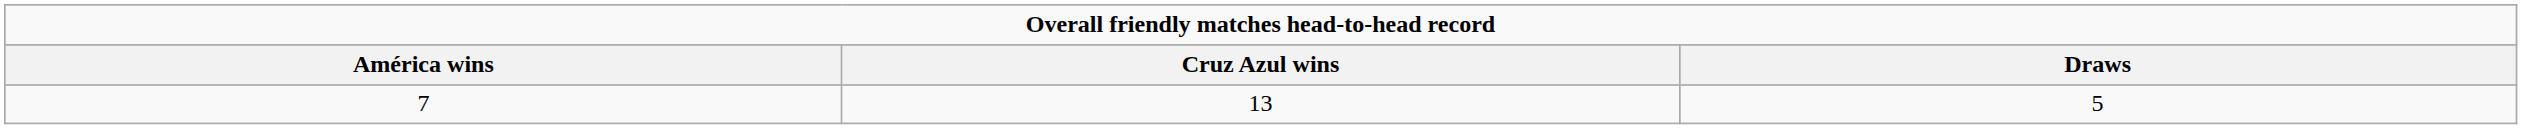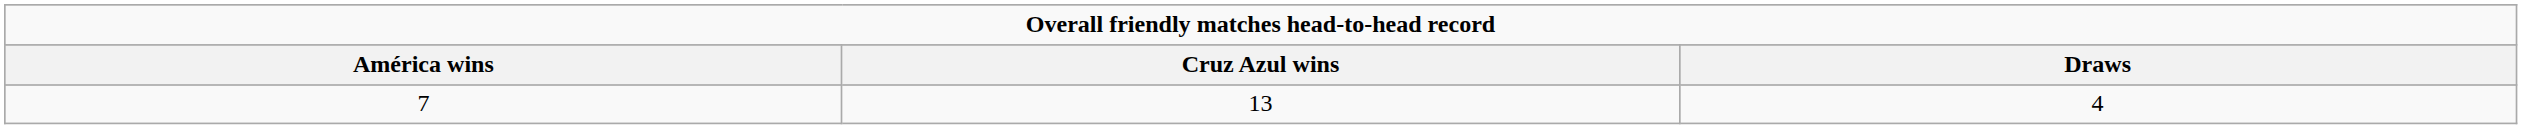(2098, 104) 5 -> (2098, 104) 4
